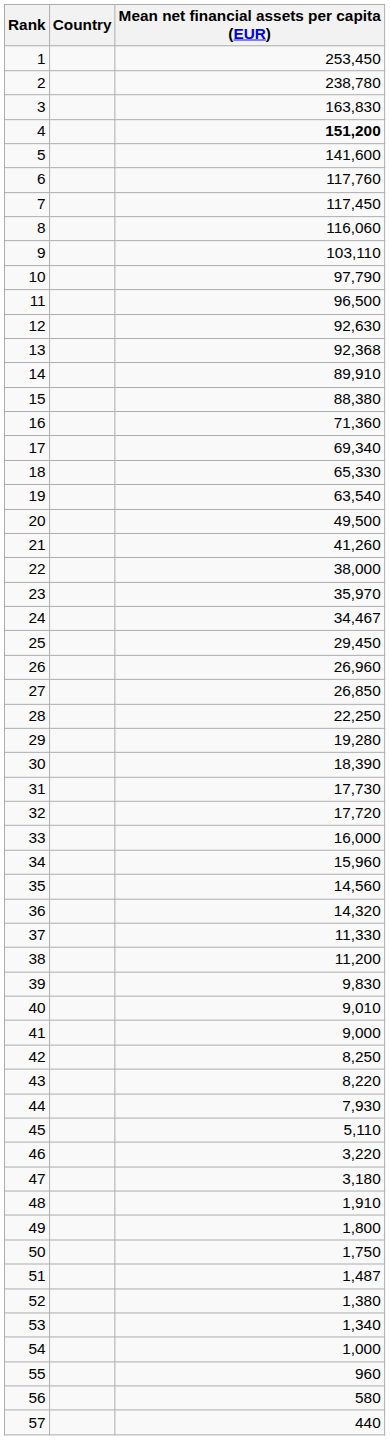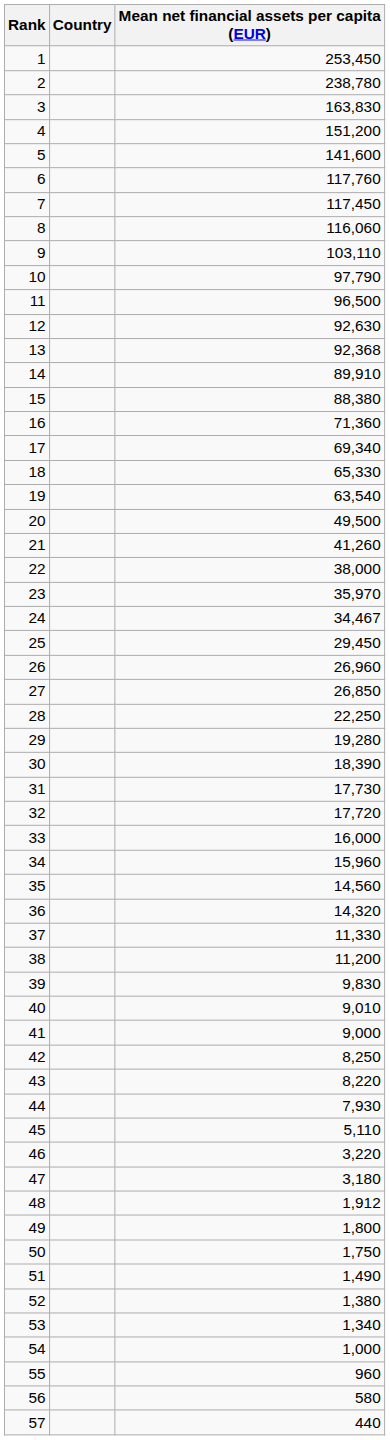(353, 131) bold -> (353, 131) normal
(361, 1203) 1,910 -> (361, 1203) 1,912
(361, 1276) 1,487 -> (361, 1276) 1,490
